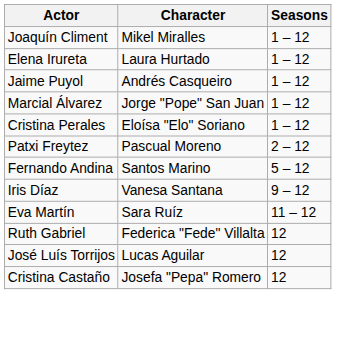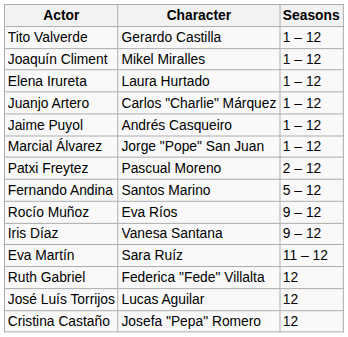+ row: (48, 38)
+ row: (48, 103)
- row: (56, 125)
+ row: (48, 212)
